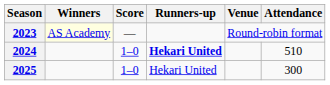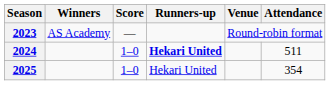(79, 32) lightyellow background -> (79, 32) no background
(293, 51) 510 -> (293, 51) 511
(293, 70) 300 -> (293, 70) 354
